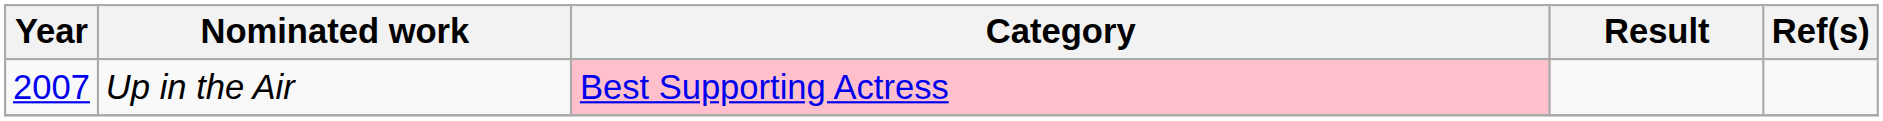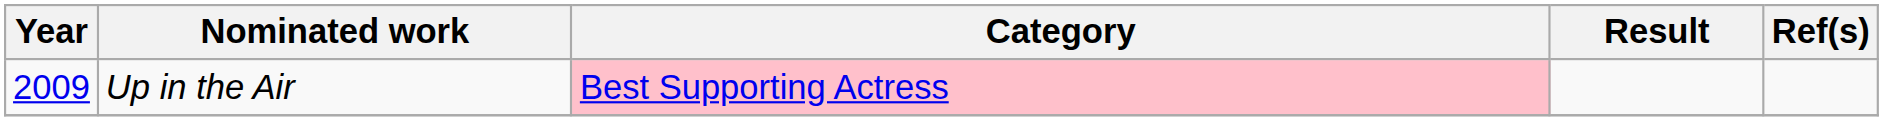(51, 86) 2007 -> (51, 86) 2009
